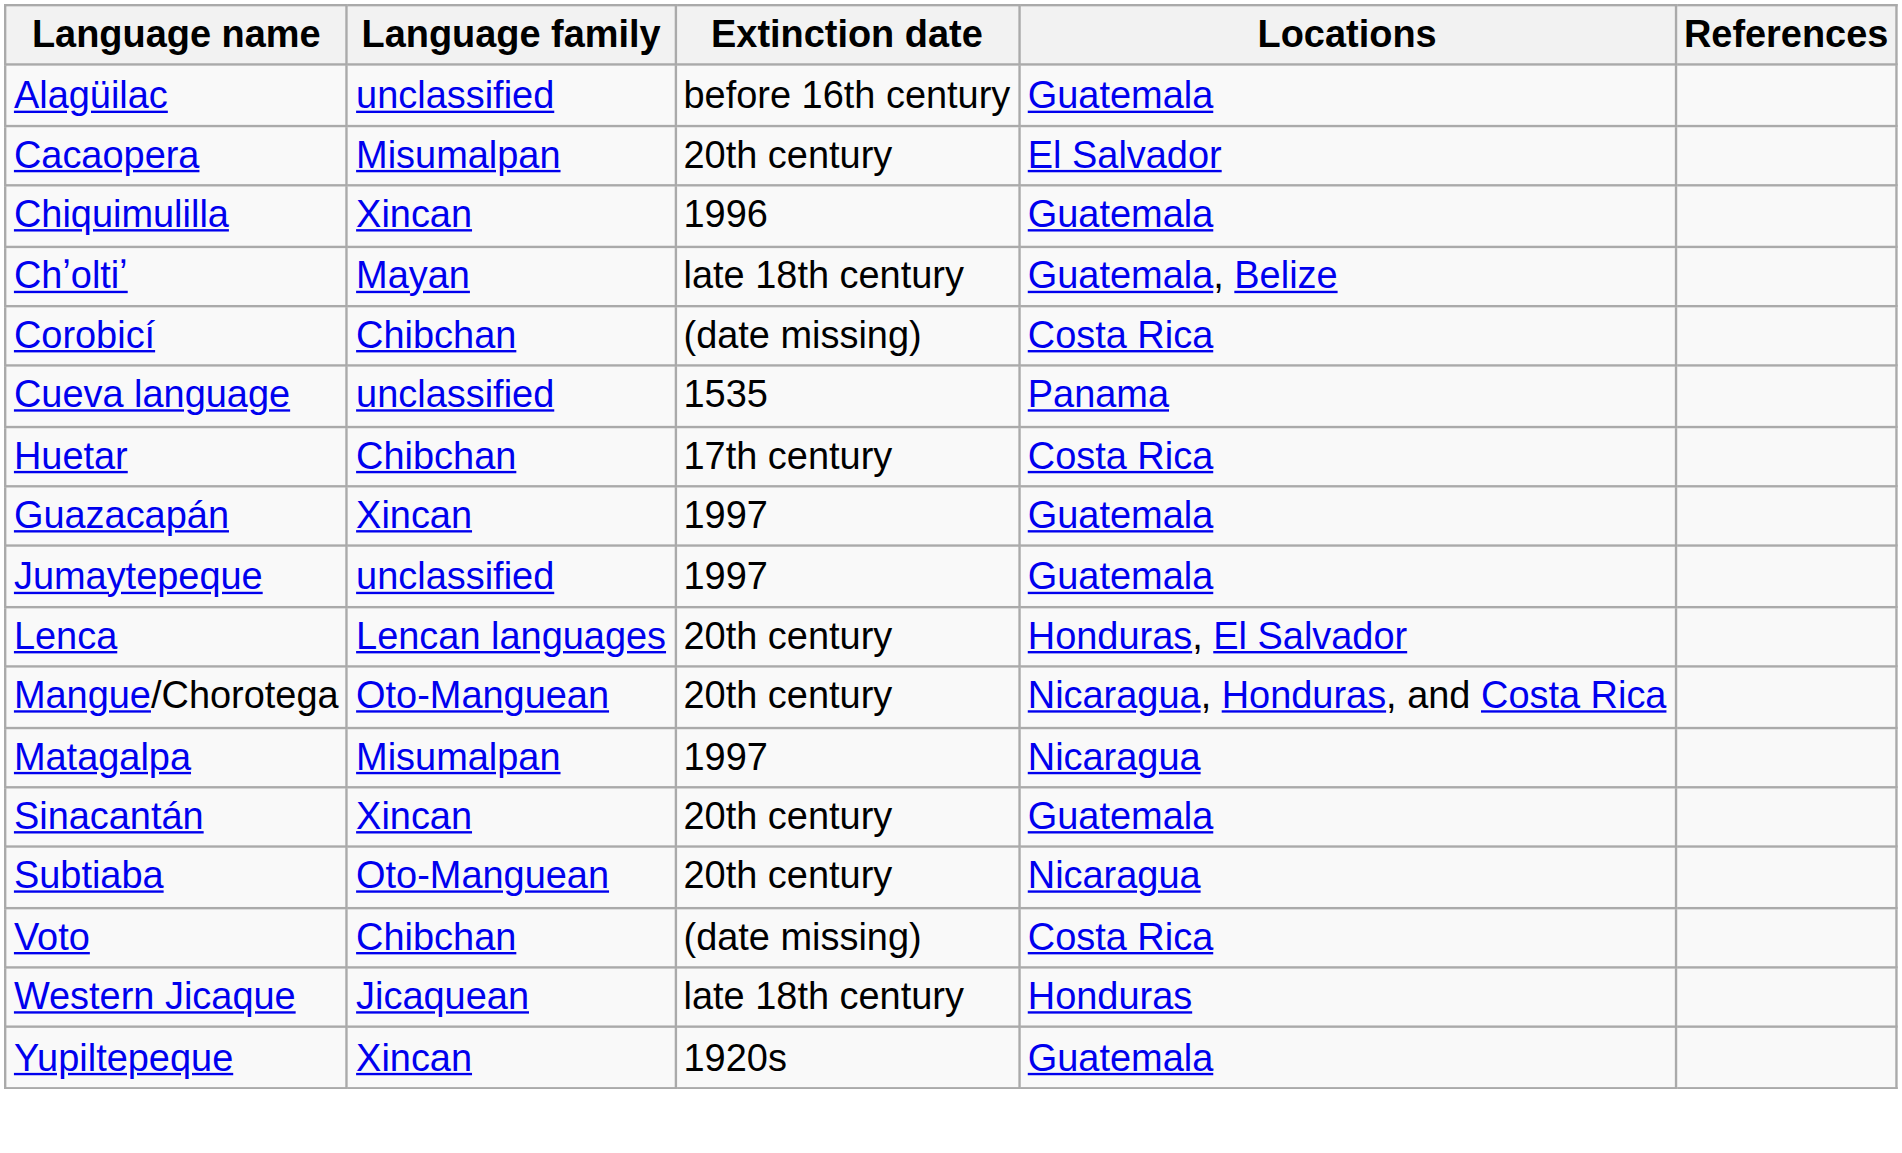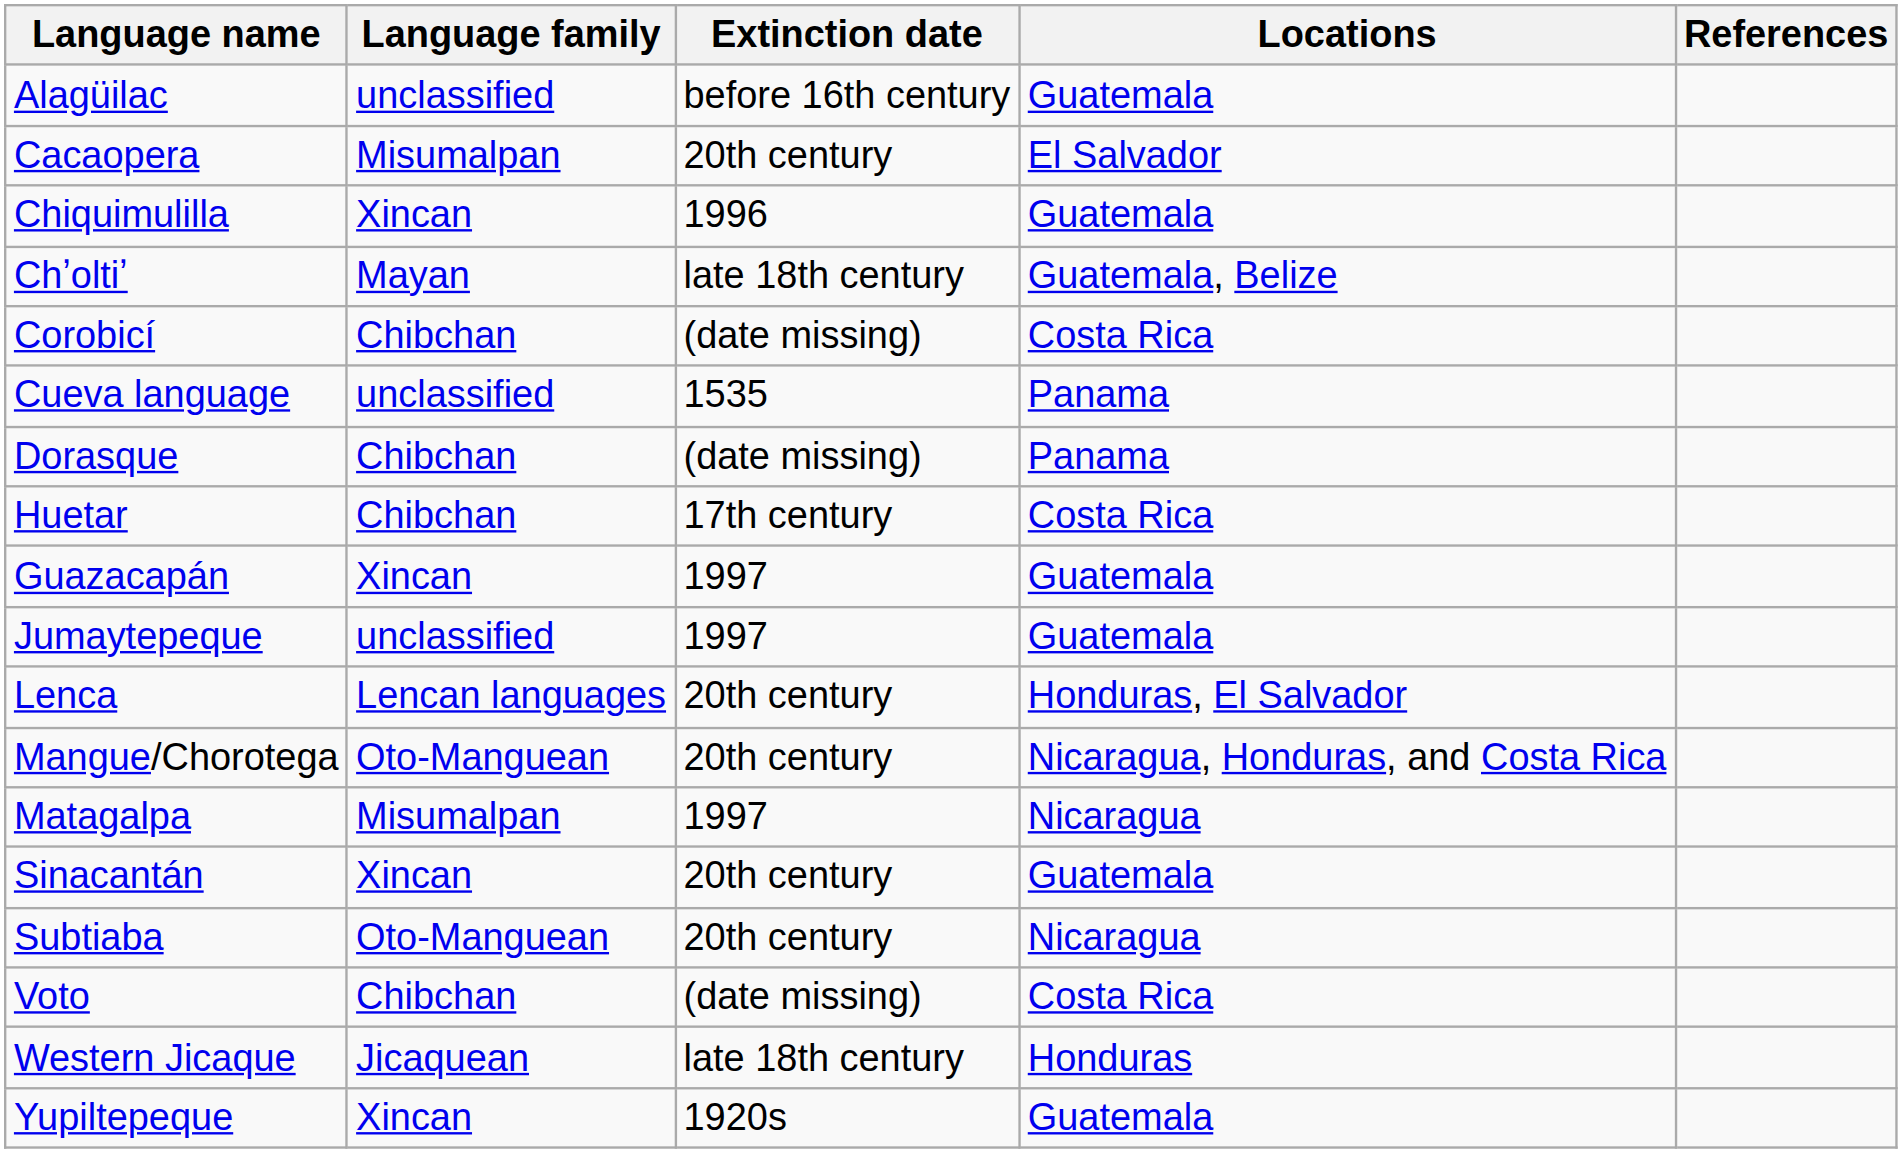+ row: (96, 455)
